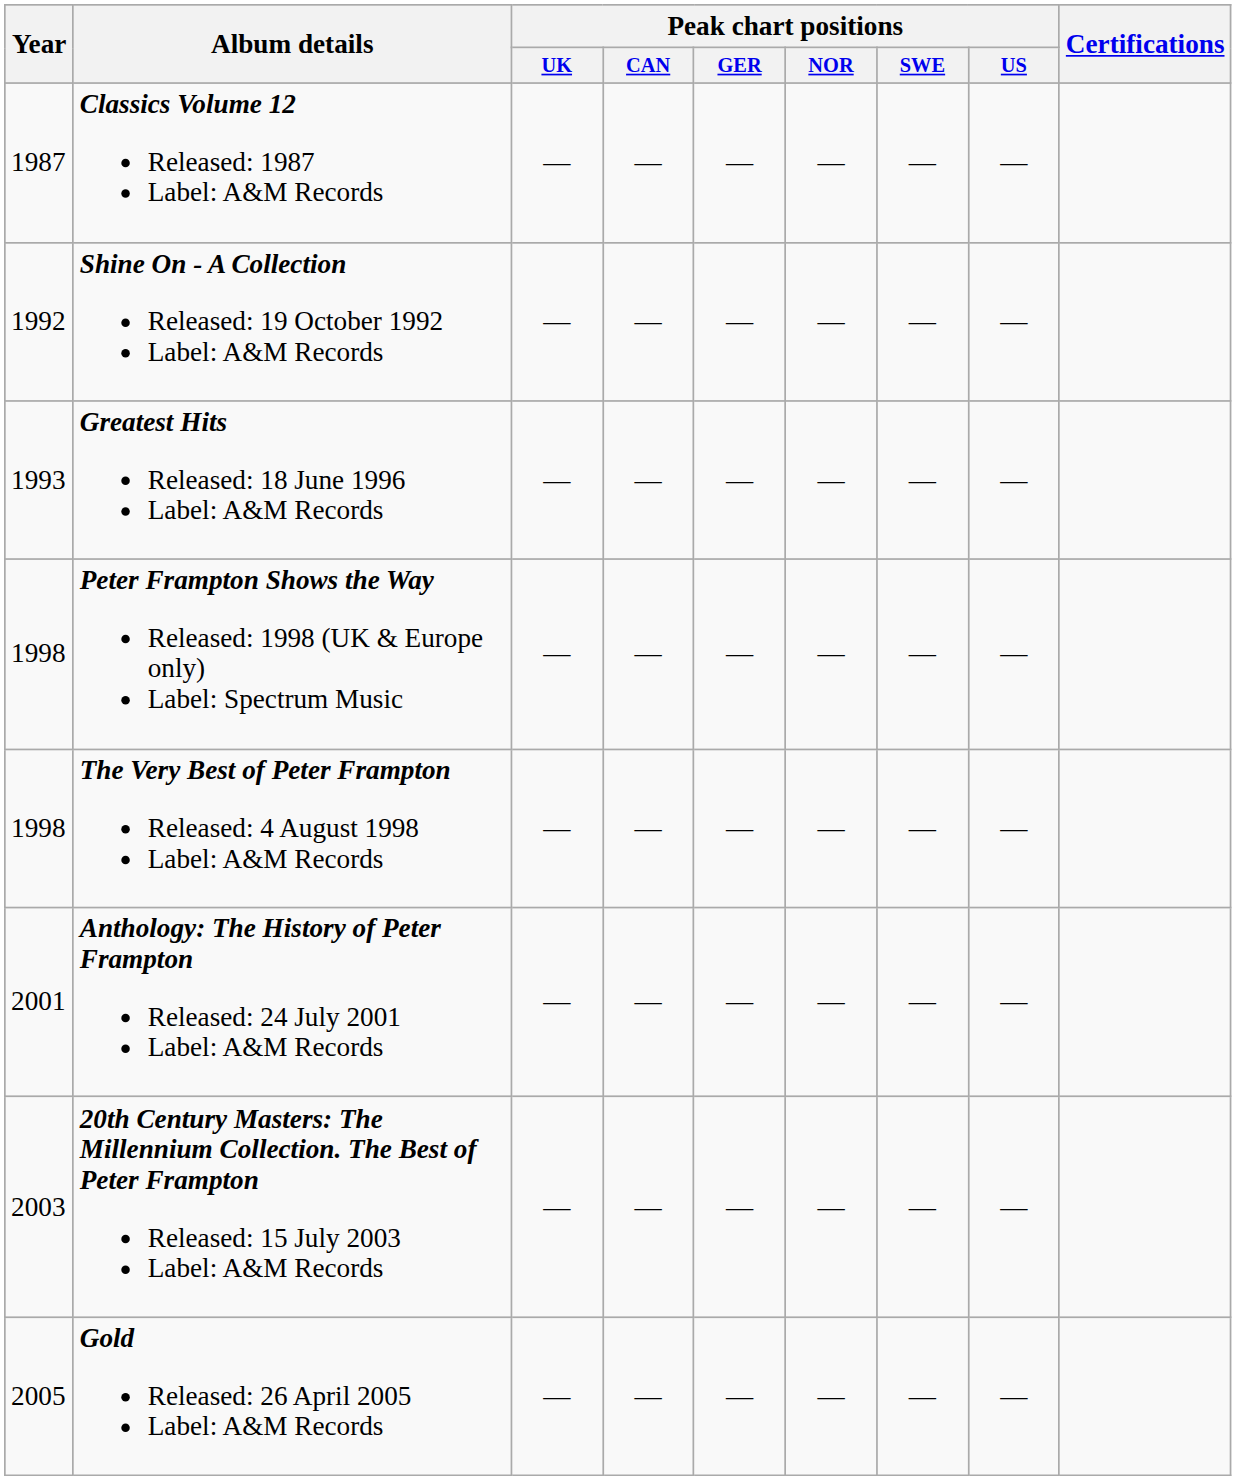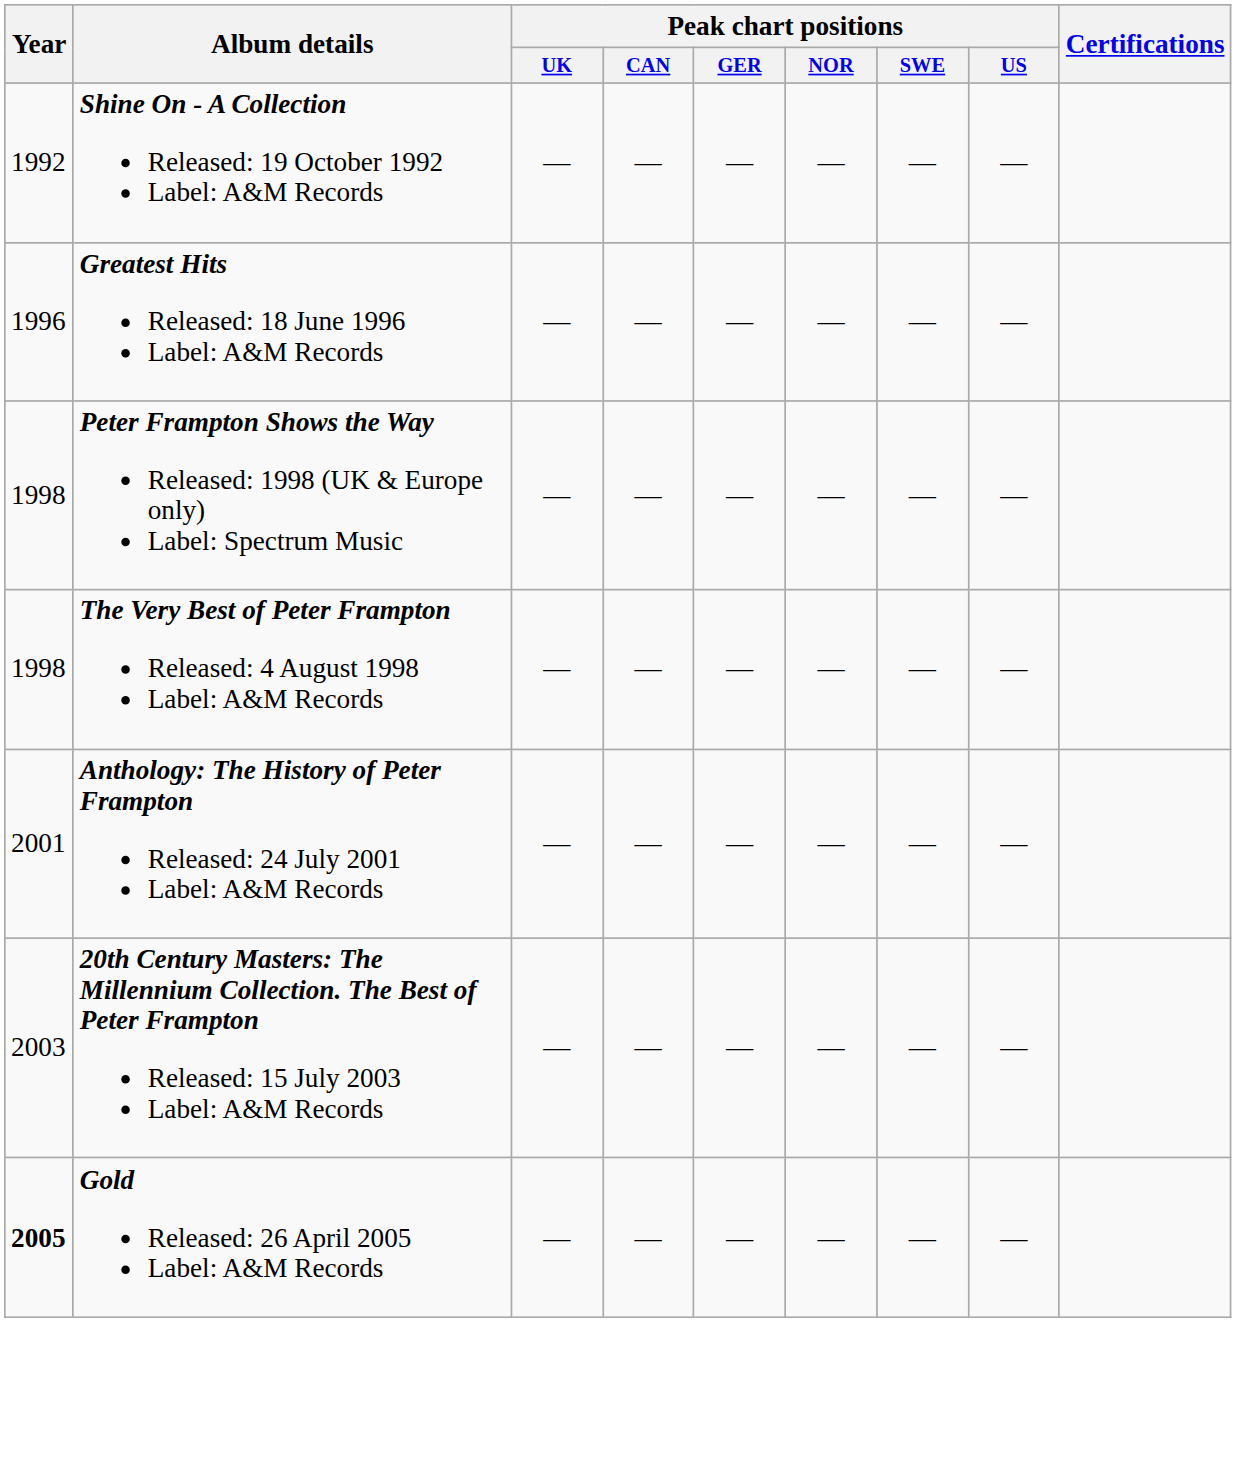- row: (292, 149)
(38, 479) 1993 -> (38, 321) 1996
(38, 1395) normal -> (38, 1237) bold
